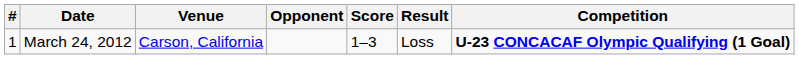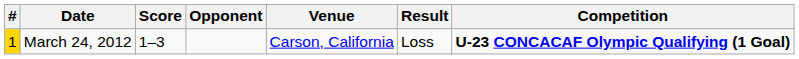columns swapped: (201, 16) <-> (372, 16)
(12, 41) no background -> (12, 41) gold background
